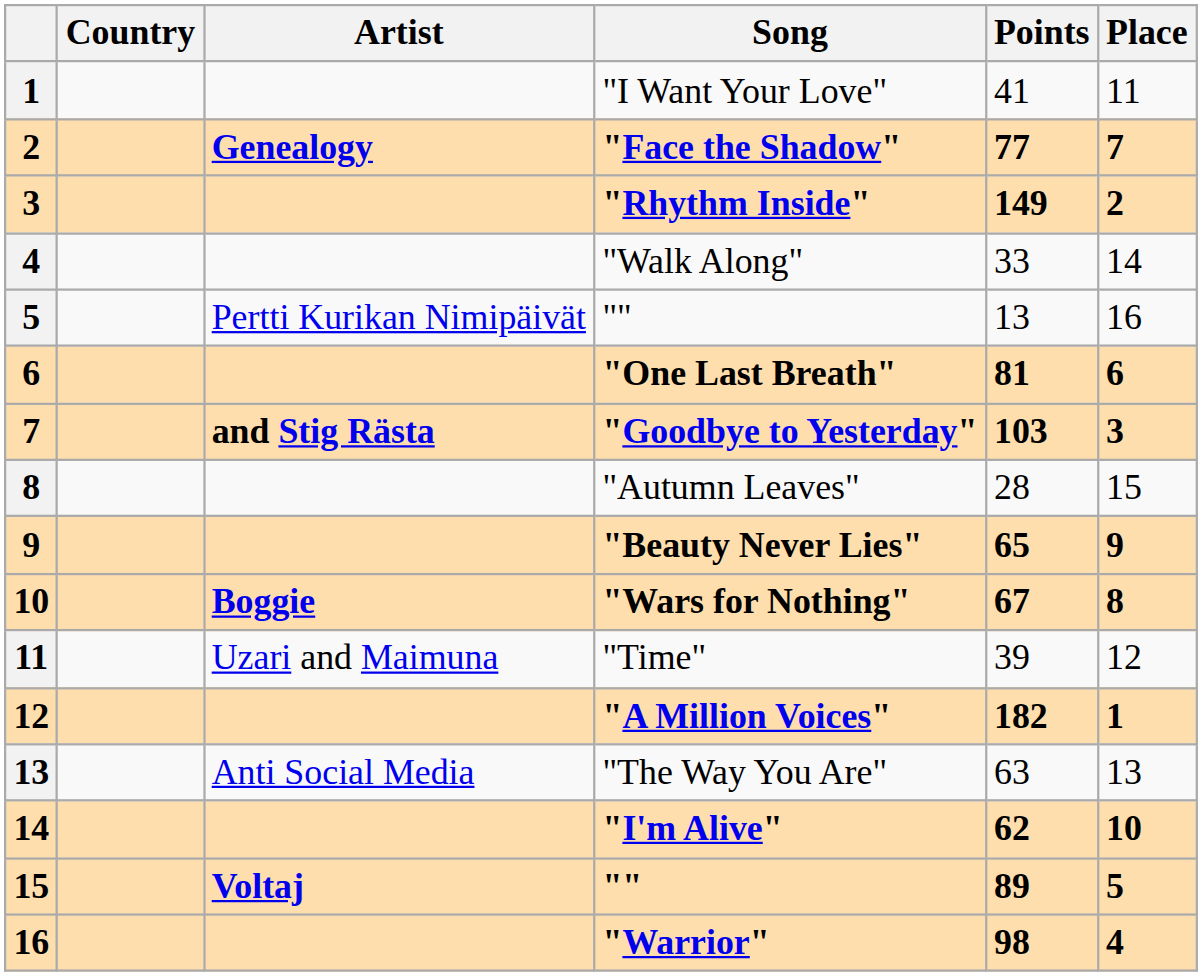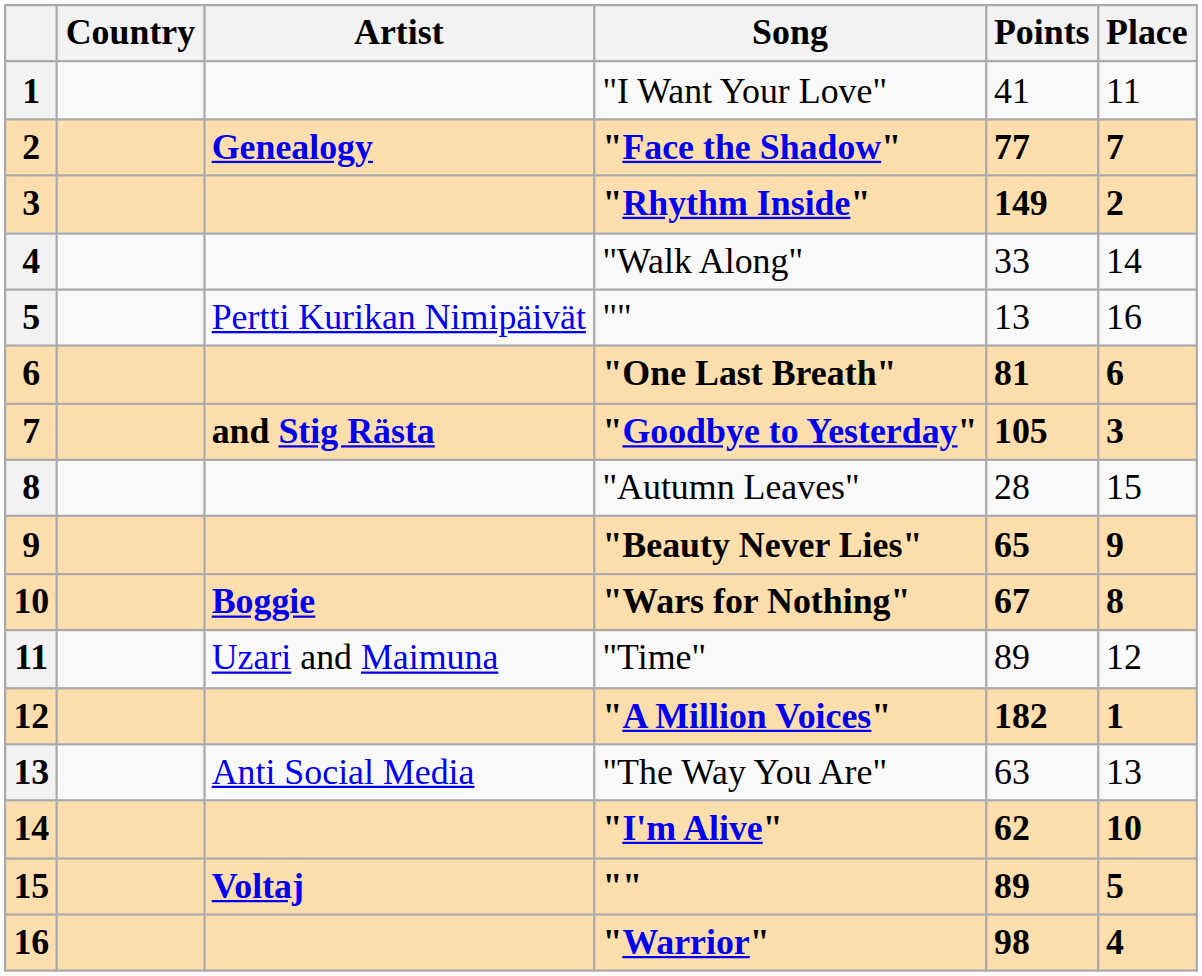(1021, 430) 103 -> (1021, 430) 105
(1012, 658) 39 -> (1012, 658) 89
